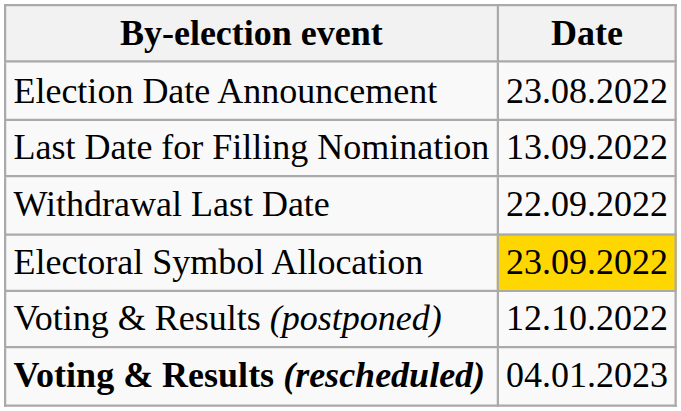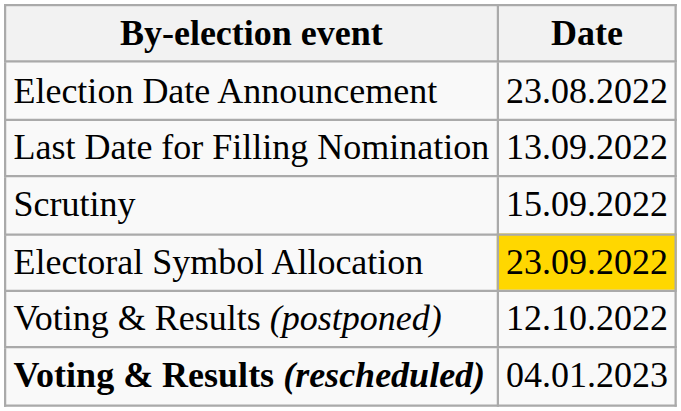+ row: (74, 204)
- row: (172, 204)
